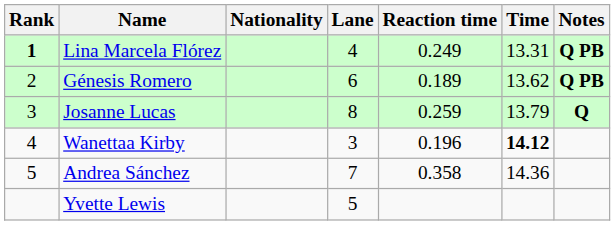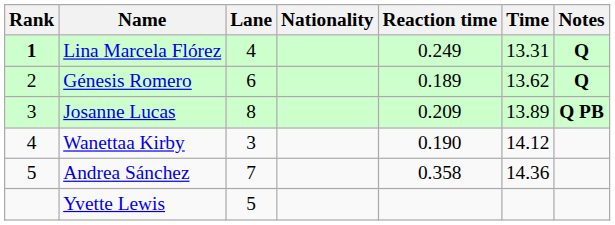columns swapped: (276, 19) <-> (353, 19)
(582, 50) Q PB -> (582, 50) Q
(582, 81) Q PB -> (582, 81) Q
(440, 111) 0.259 -> (440, 111) 0.209
(528, 111) 13.79 -> (528, 111) 13.89
(582, 111) Q -> (582, 111) Q PB
(440, 142) 0.196 -> (440, 142) 0.190
(528, 142) bold -> (528, 142) normal
